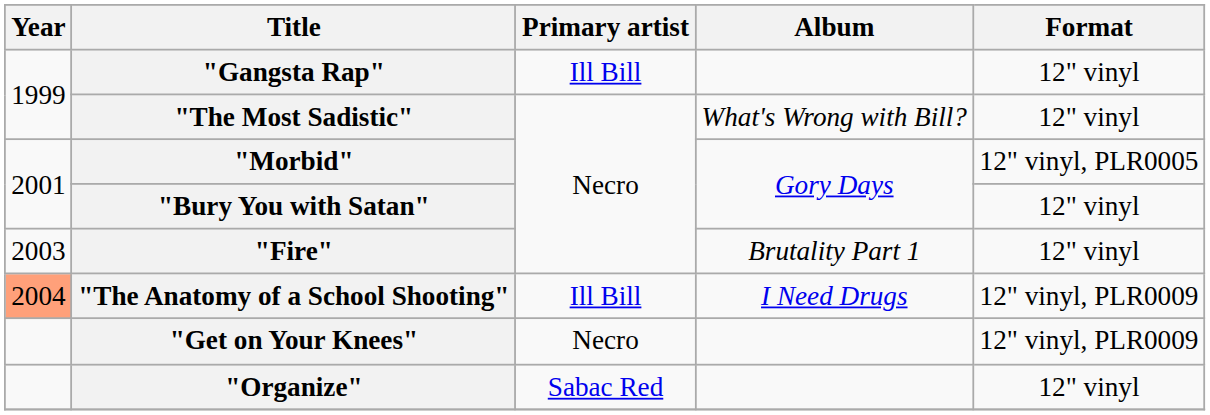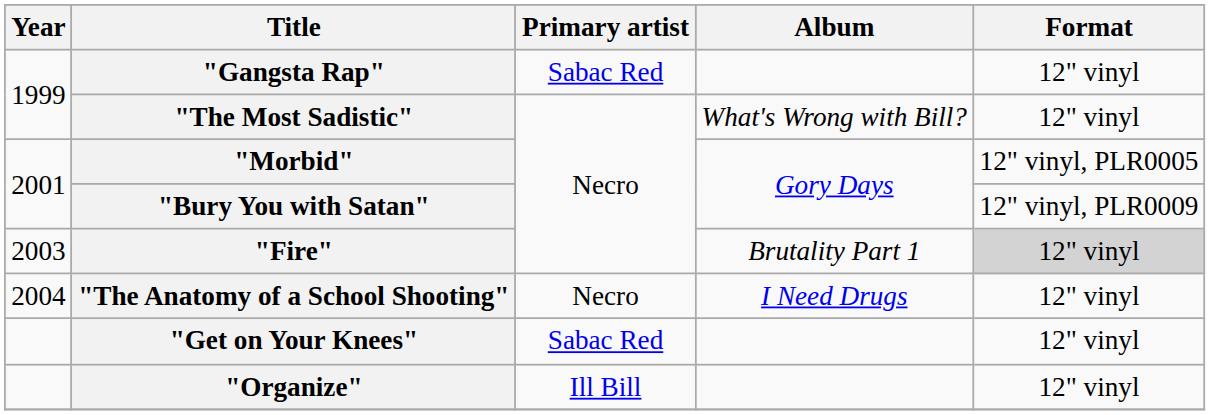(606, 71) Ill Bill -> (606, 71) Sabac Red
(1089, 206) 12" vinyl -> (1089, 206) 12" vinyl, PLR0009
(1089, 251) no background -> (1089, 251) lightgrey background
(38, 296) lightsalmon background -> (38, 296) no background
(606, 296) Ill Bill -> (606, 296) Necro
(1089, 296) 12" vinyl, PLR0009 -> (1089, 296) 12" vinyl
(606, 341) Necro -> (606, 341) Sabac Red
(1089, 341) 12" vinyl, PLR0009 -> (1089, 341) 12" vinyl
(606, 386) Sabac Red -> (606, 386) Ill Bill
